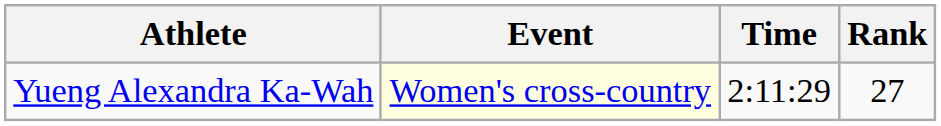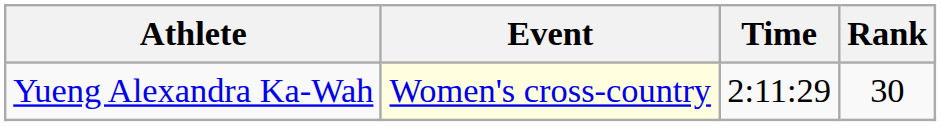(887, 90) 27 -> (887, 90) 30
